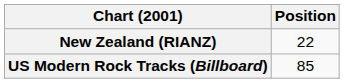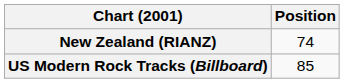(305, 41) 22 -> (305, 41) 74
